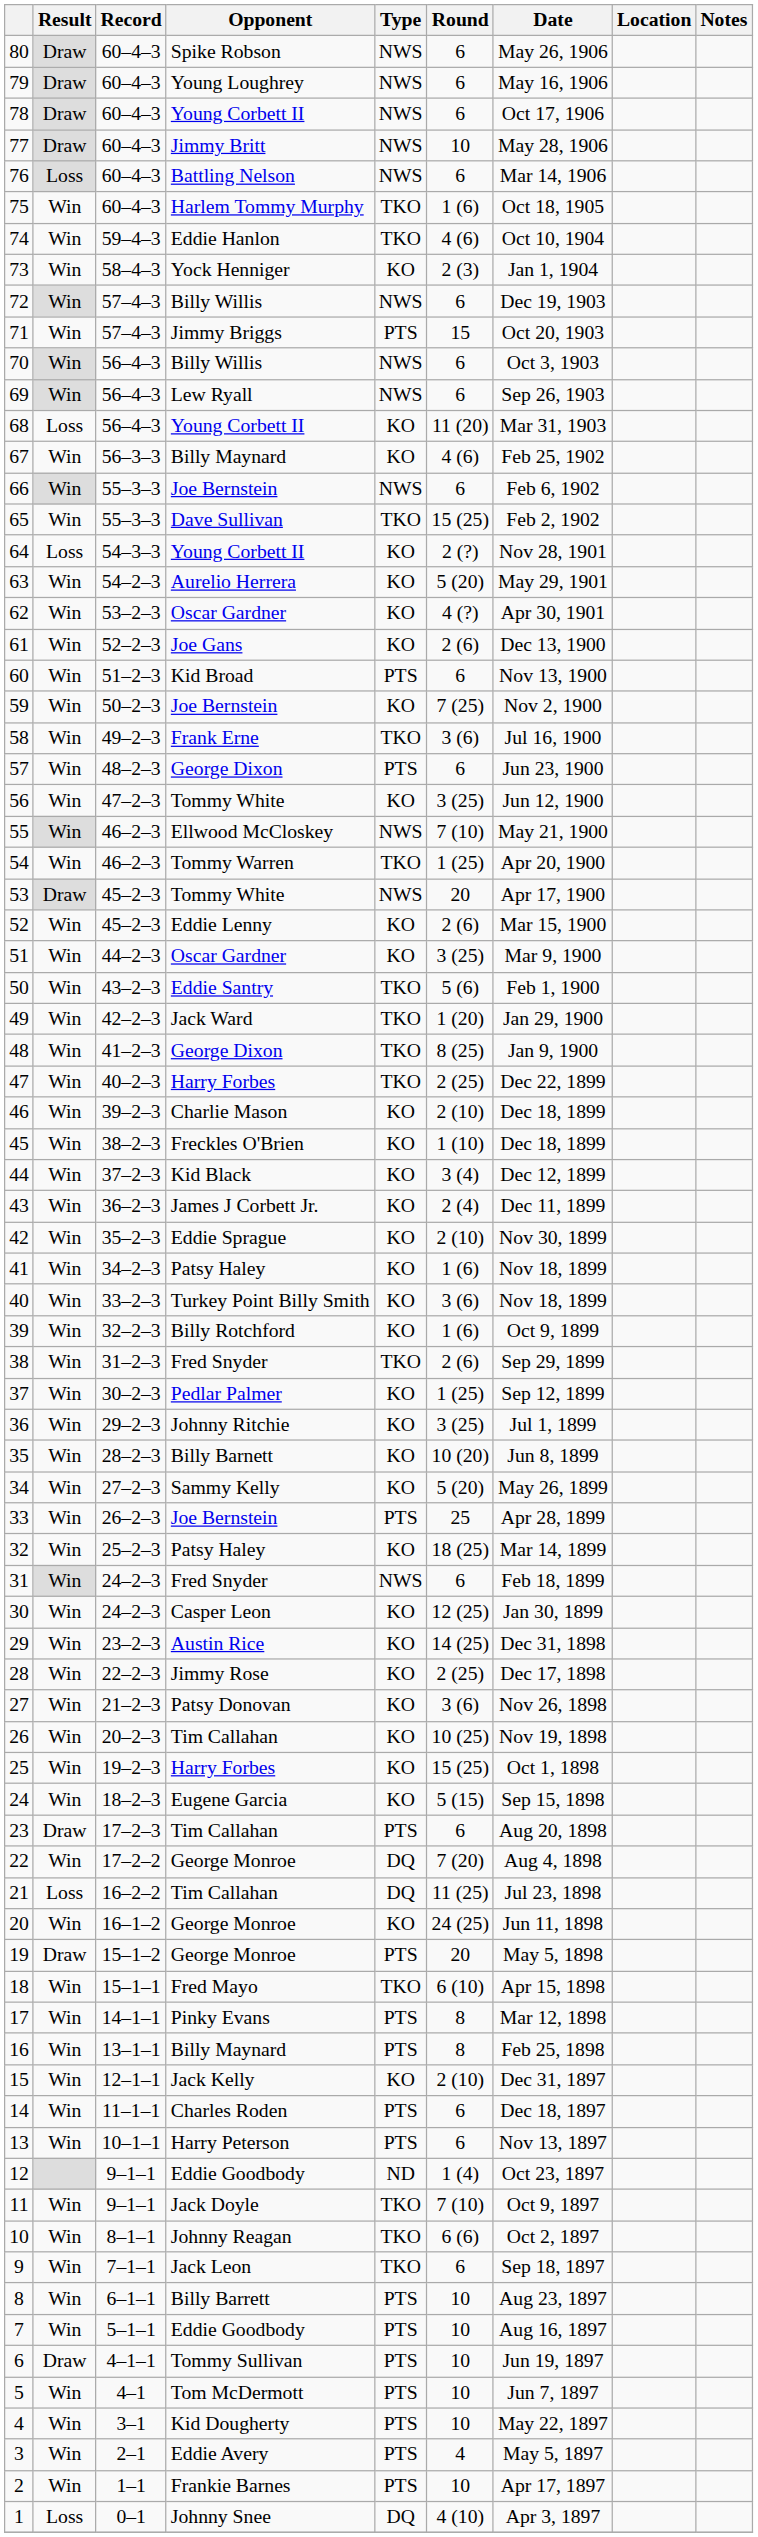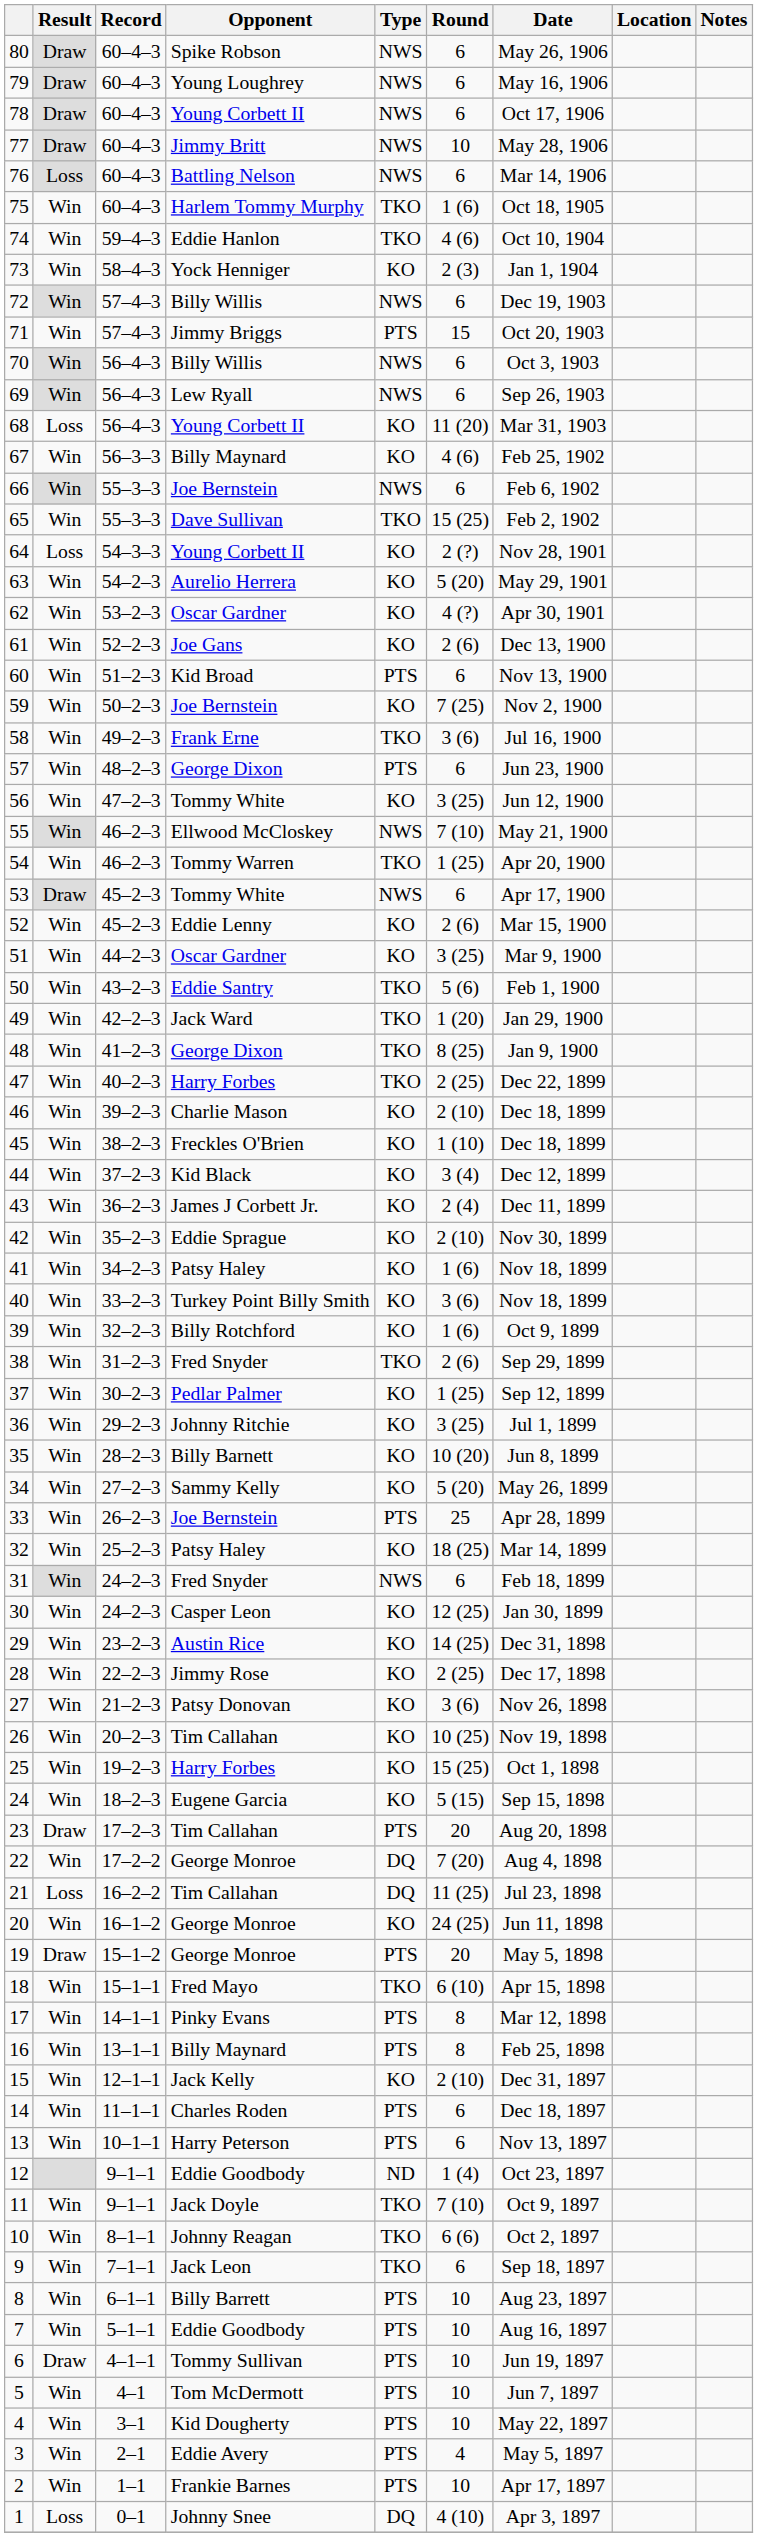(460, 894) 20 -> (460, 894) 6
(460, 1830) 6 -> (460, 1830) 20
